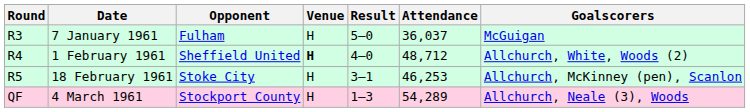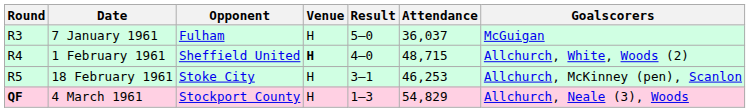(425, 56) 48,712 -> (425, 56) 48,715
(15, 97) normal -> (15, 97) bold
(425, 97) 54,289 -> (425, 97) 54,829
